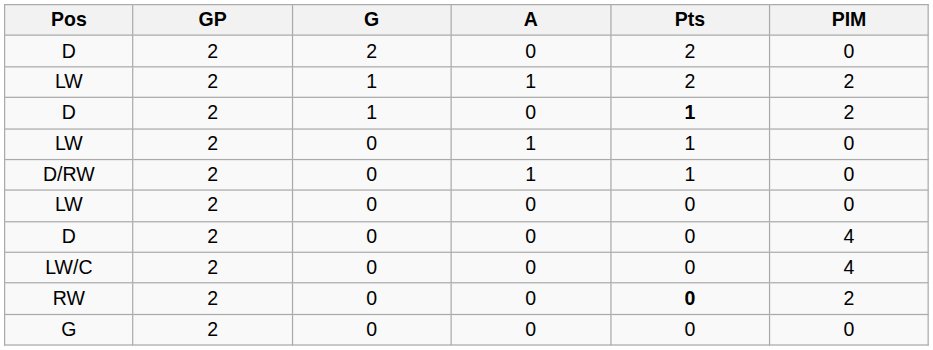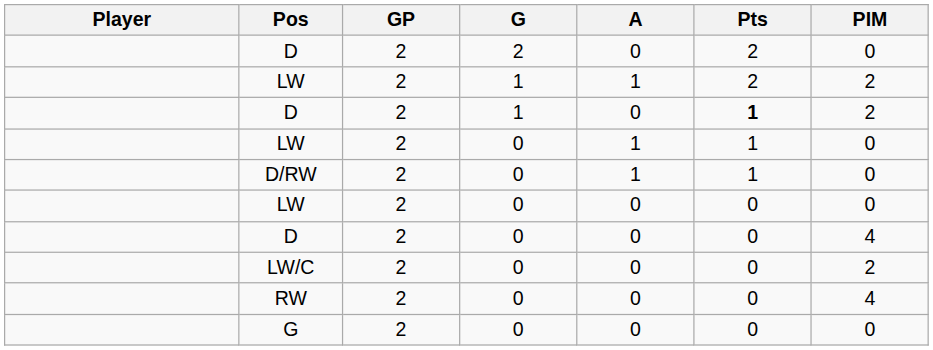+ column: (122, 19)
(849, 267) 4 -> (870, 267) 2
(690, 298) bold -> (753, 298) normal
(849, 298) 2 -> (870, 298) 4
